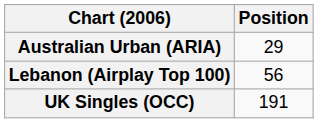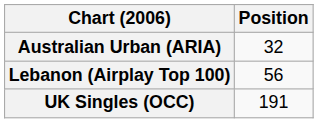(274, 46) 29 -> (274, 46) 32
